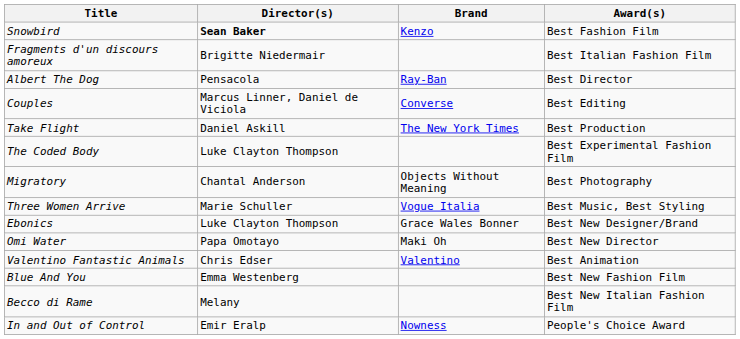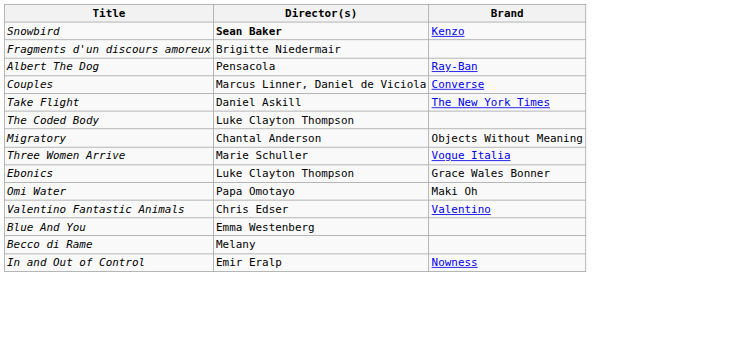- column: (640, 13)
